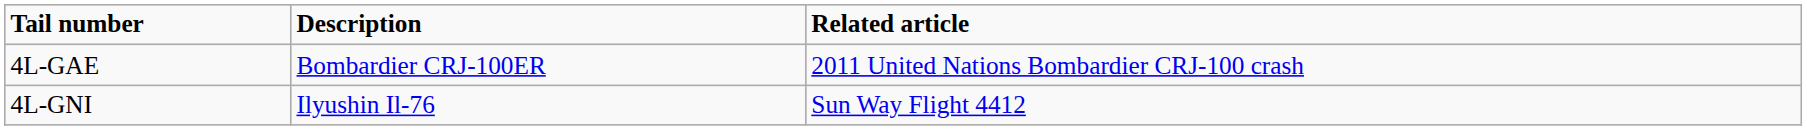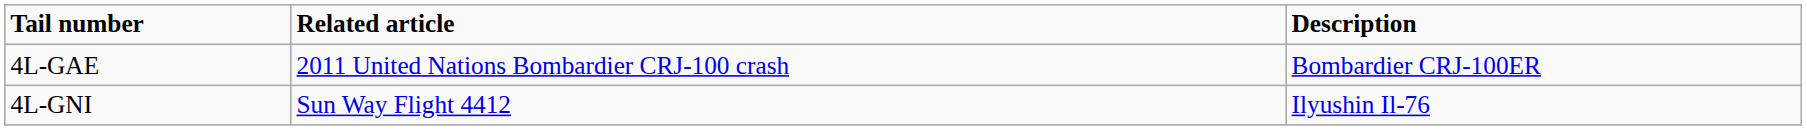columns swapped: (359, 24) <-> (890, 24)
